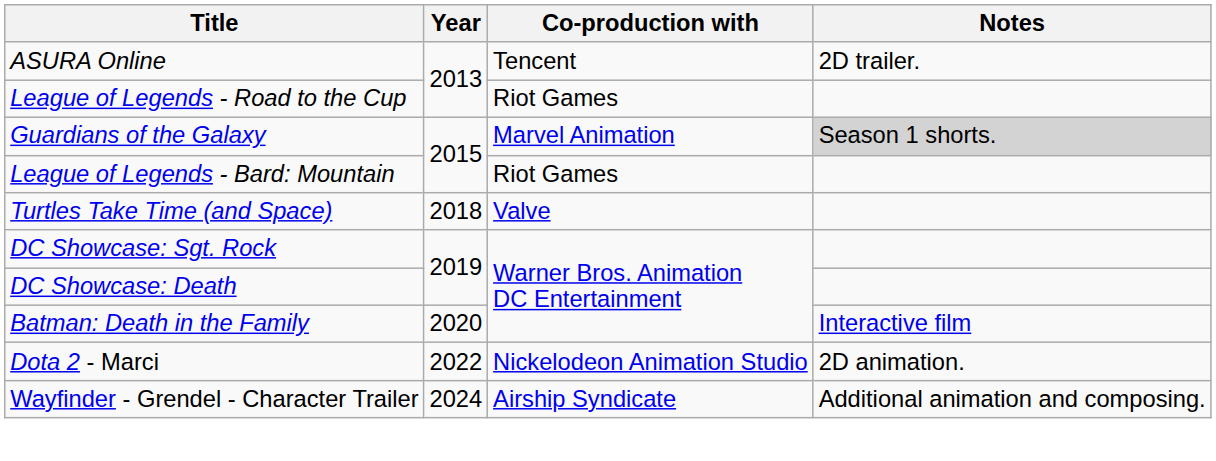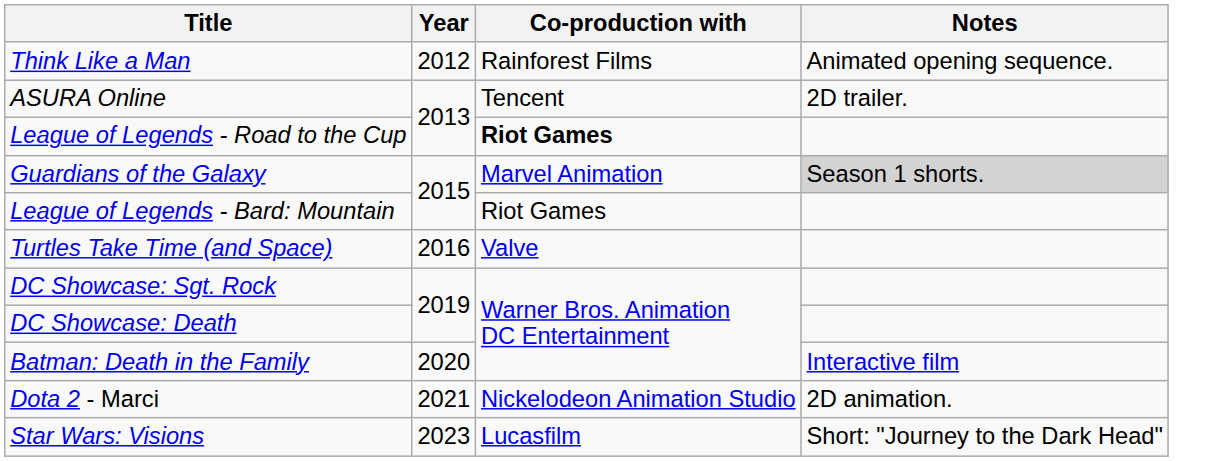+ row: (100, 60)
(556, 98) normal -> (547, 135) bold
(456, 211) 2018 -> (444, 248) 2016
(456, 361) 2022 -> (444, 398) 2021
+ row: (107, 436)
- row: (214, 398)
